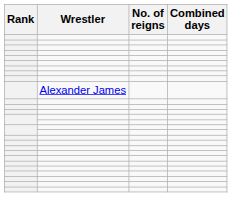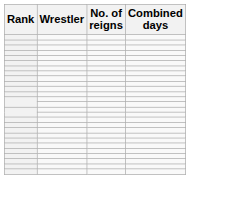- row: (21, 90)
